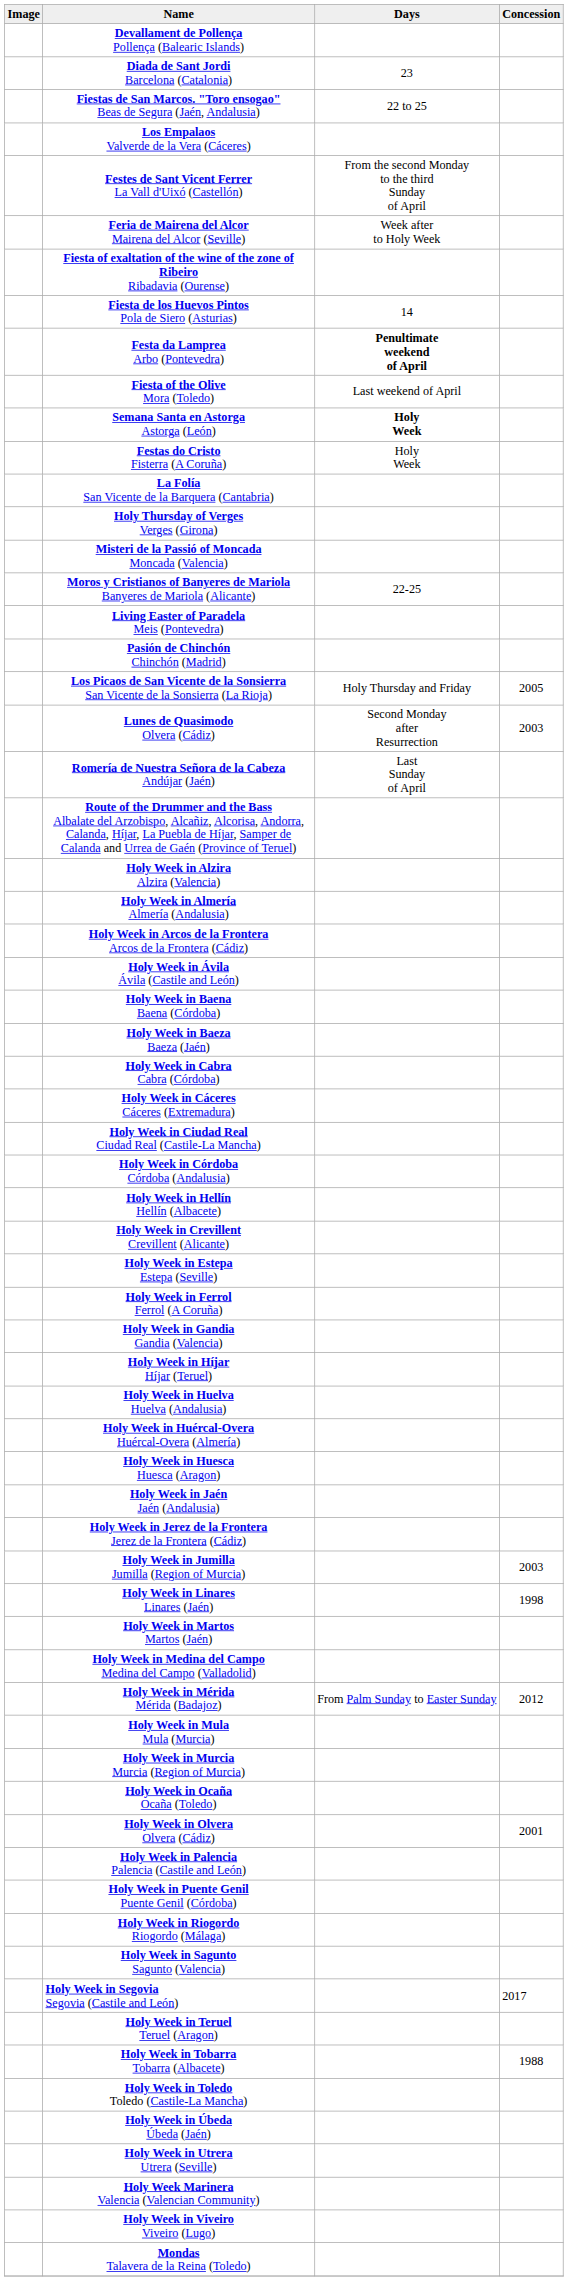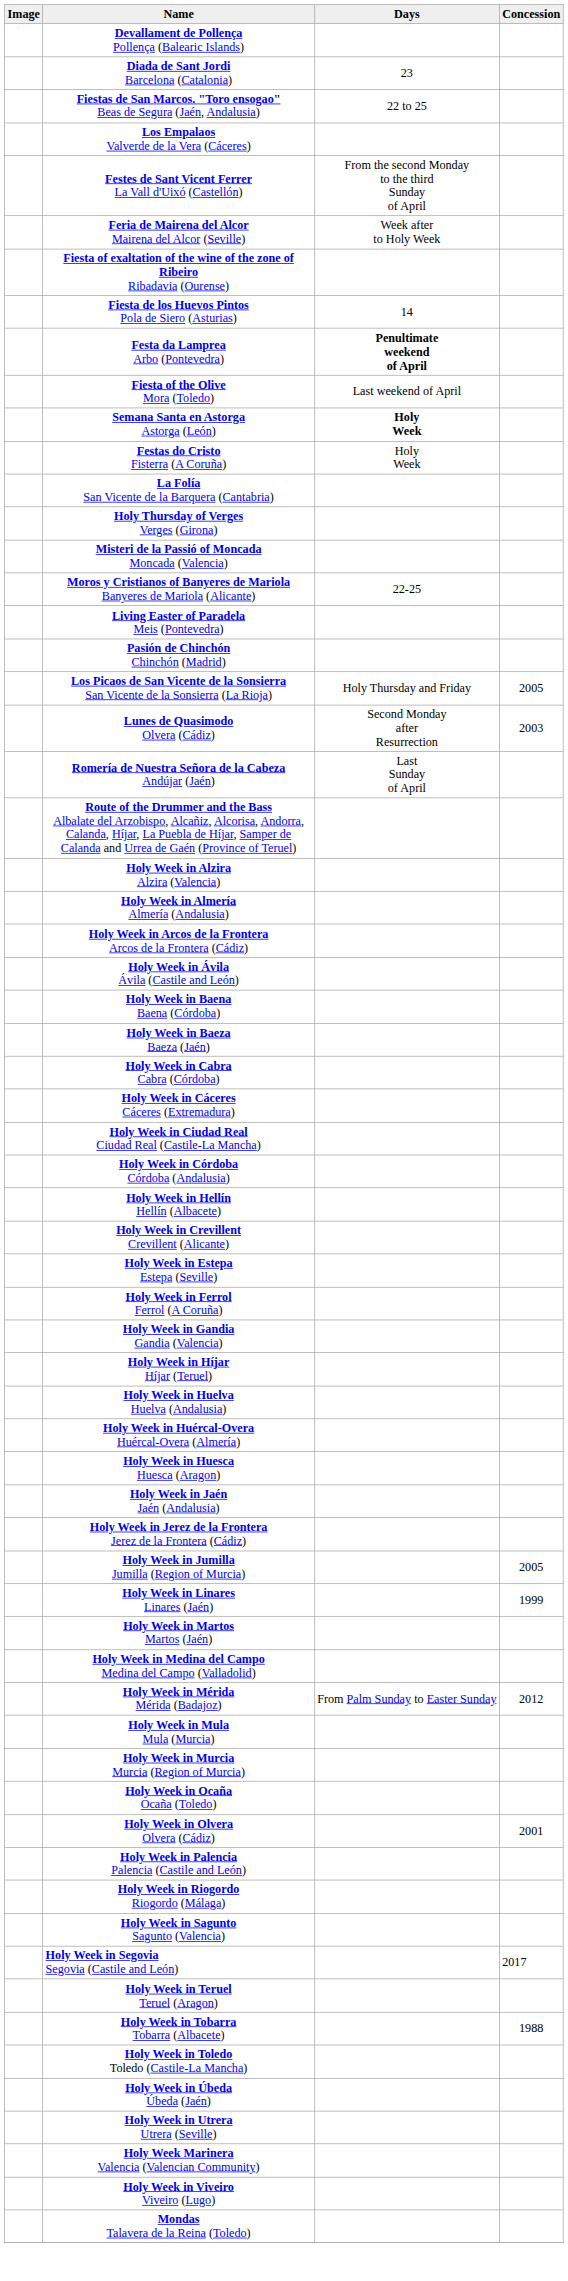(531, 1567) 2003 -> (531, 1567) 2005
(531, 1600) 1998 -> (531, 1600) 1999
- row: (179, 1896)
